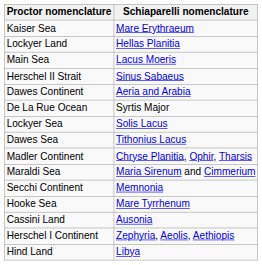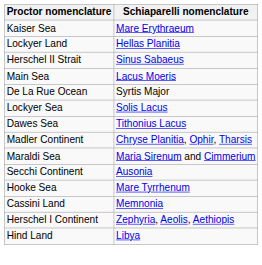rows swapped: (28, 60) <-> (44, 76)
- row: (45, 92)
(140, 188) Memnonia -> (134, 172) Ausonia
(134, 220) Ausonia -> (140, 204) Memnonia
